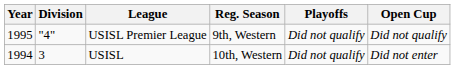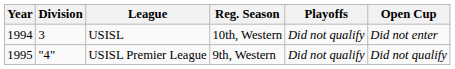rows swapped: (106, 54) <-> (148, 34)
